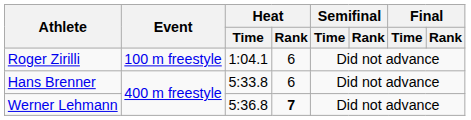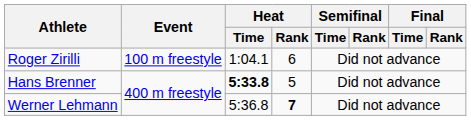(248, 82) normal -> (249, 82) bold
(291, 82) 6 -> (292, 82) 5
